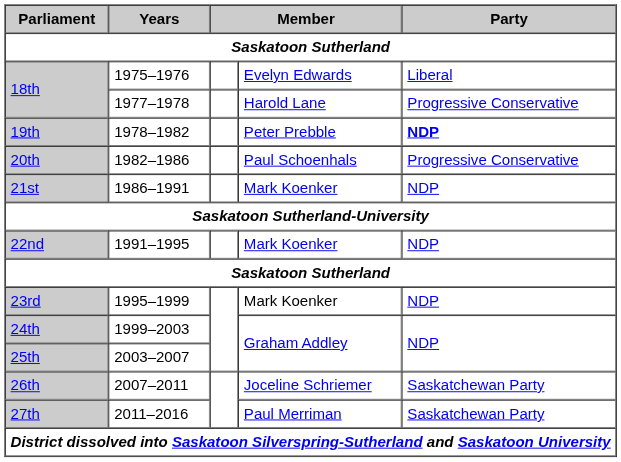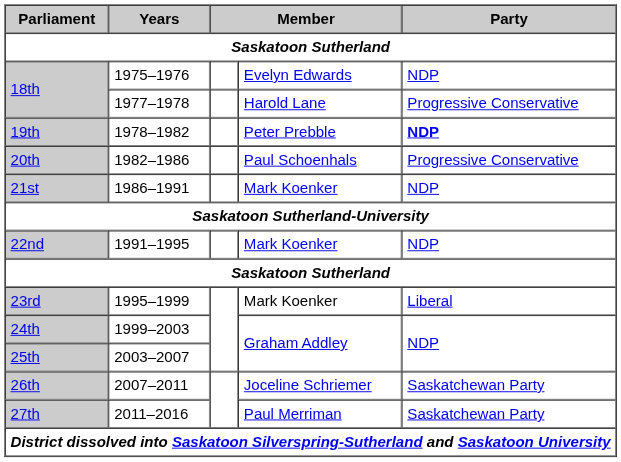(430, 75) Liberal -> (423, 75) NDP
(423, 301) NDP -> (430, 301) Liberal
